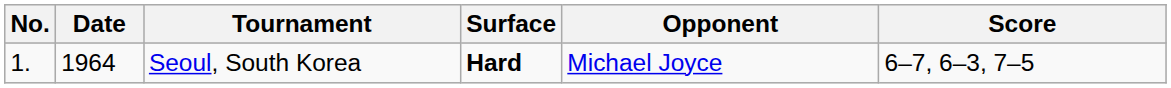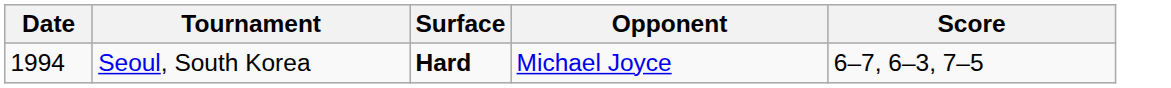- column: (30, 23)
(88, 62) 1964 -> (38, 62) 1994
